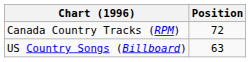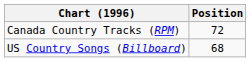(217, 48) 63 -> (217, 48) 68
